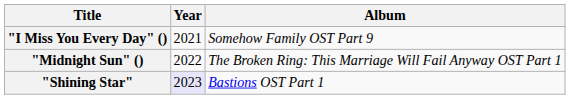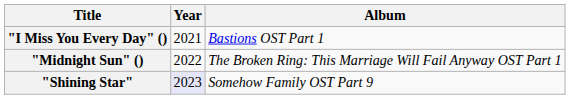(291, 37) Somehow Family OST Part 9 -> (266, 37) Bastions OST Part 1
(266, 82) Bastions OST Part 1 -> (291, 82) Somehow Family OST Part 9
